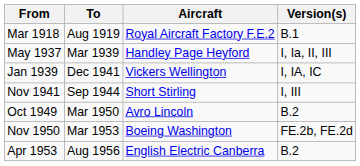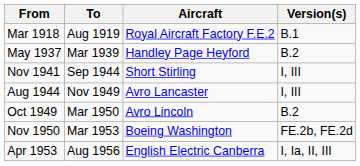(306, 53) I, Ia, II, III -> (290, 53) B.2
- row: (33, 72)
+ row: (34, 92)
(290, 151) B.2 -> (306, 151) I, Ia, II, III
